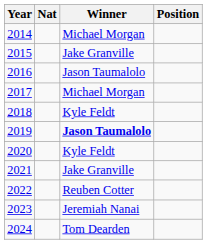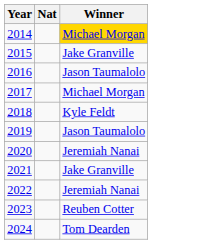- column: (178, 14)
(104, 33) no background -> (104, 33) gold background
(107, 131) bold -> (104, 131) normal
(89, 151) Kyle Feldt -> (101, 151) Jeremiah Nanai
(98, 190) Reuben Cotter -> (101, 190) Jeremiah Nanai
(101, 209) Jeremiah Nanai -> (98, 209) Reuben Cotter
